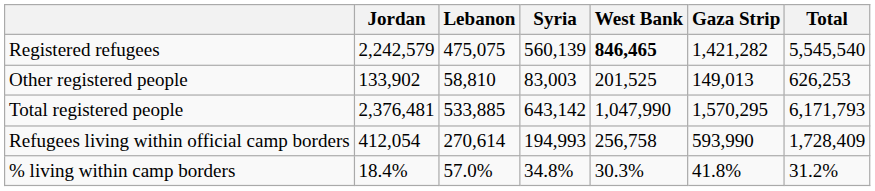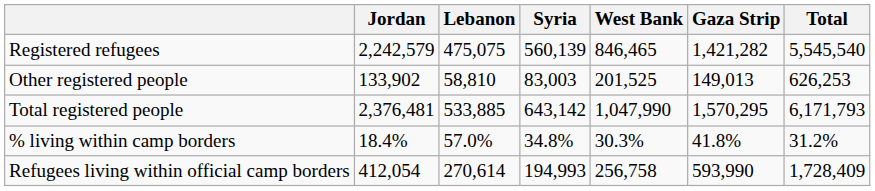(626, 49) bold -> (626, 49) normal
rows swapped: (179, 140) <-> (122, 170)
